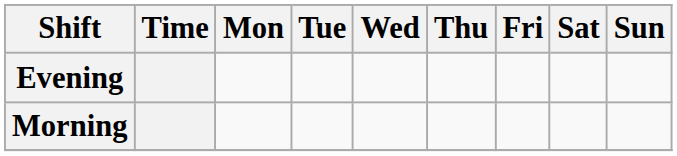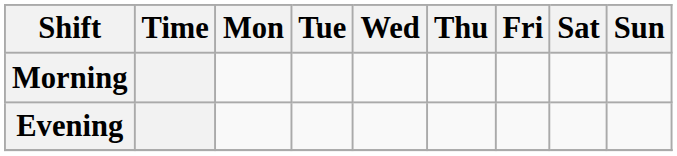rows swapped: (70, 125) <-> (70, 77)
